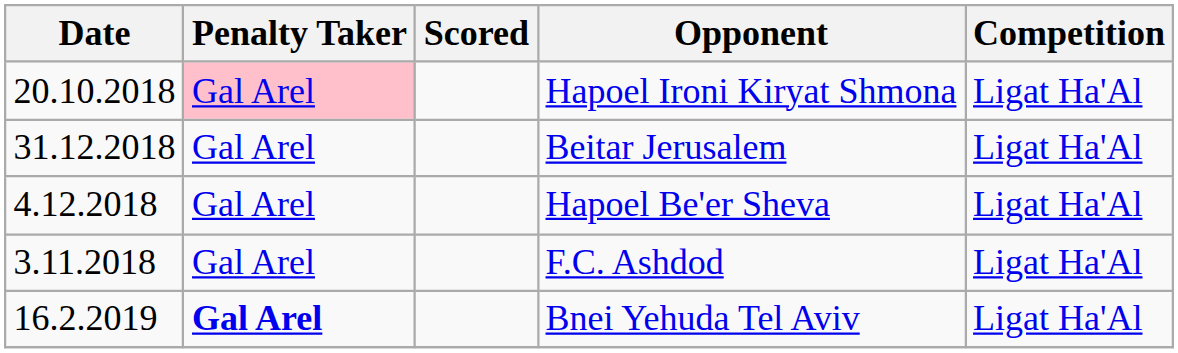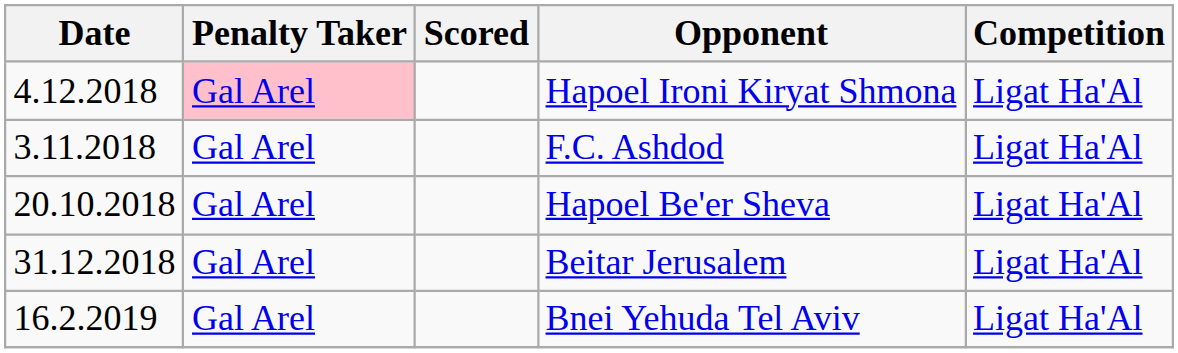(94, 90) 20.10.2018 -> (85, 90) 4.12.2018
rows swapped: (635, 261) <-> (666, 147)
(85, 204) 4.12.2018 -> (94, 204) 20.10.2018
(257, 318) bold -> (254, 318) normal
